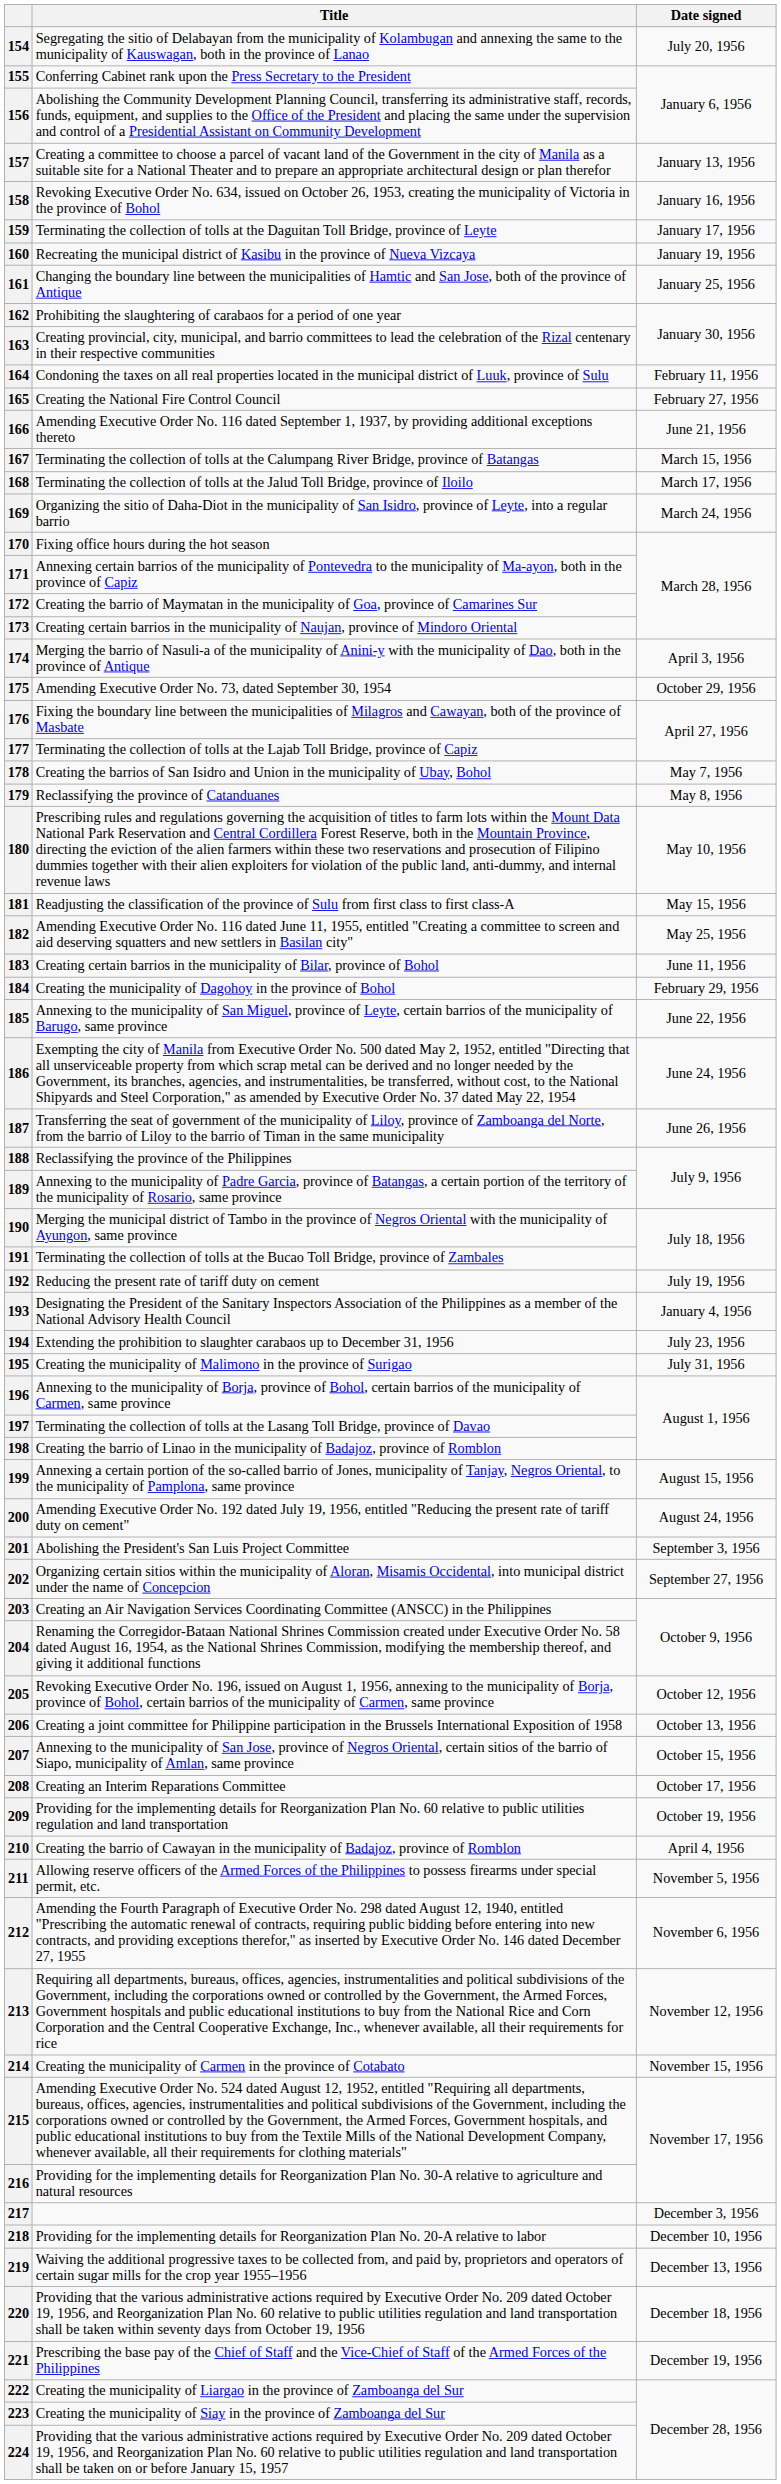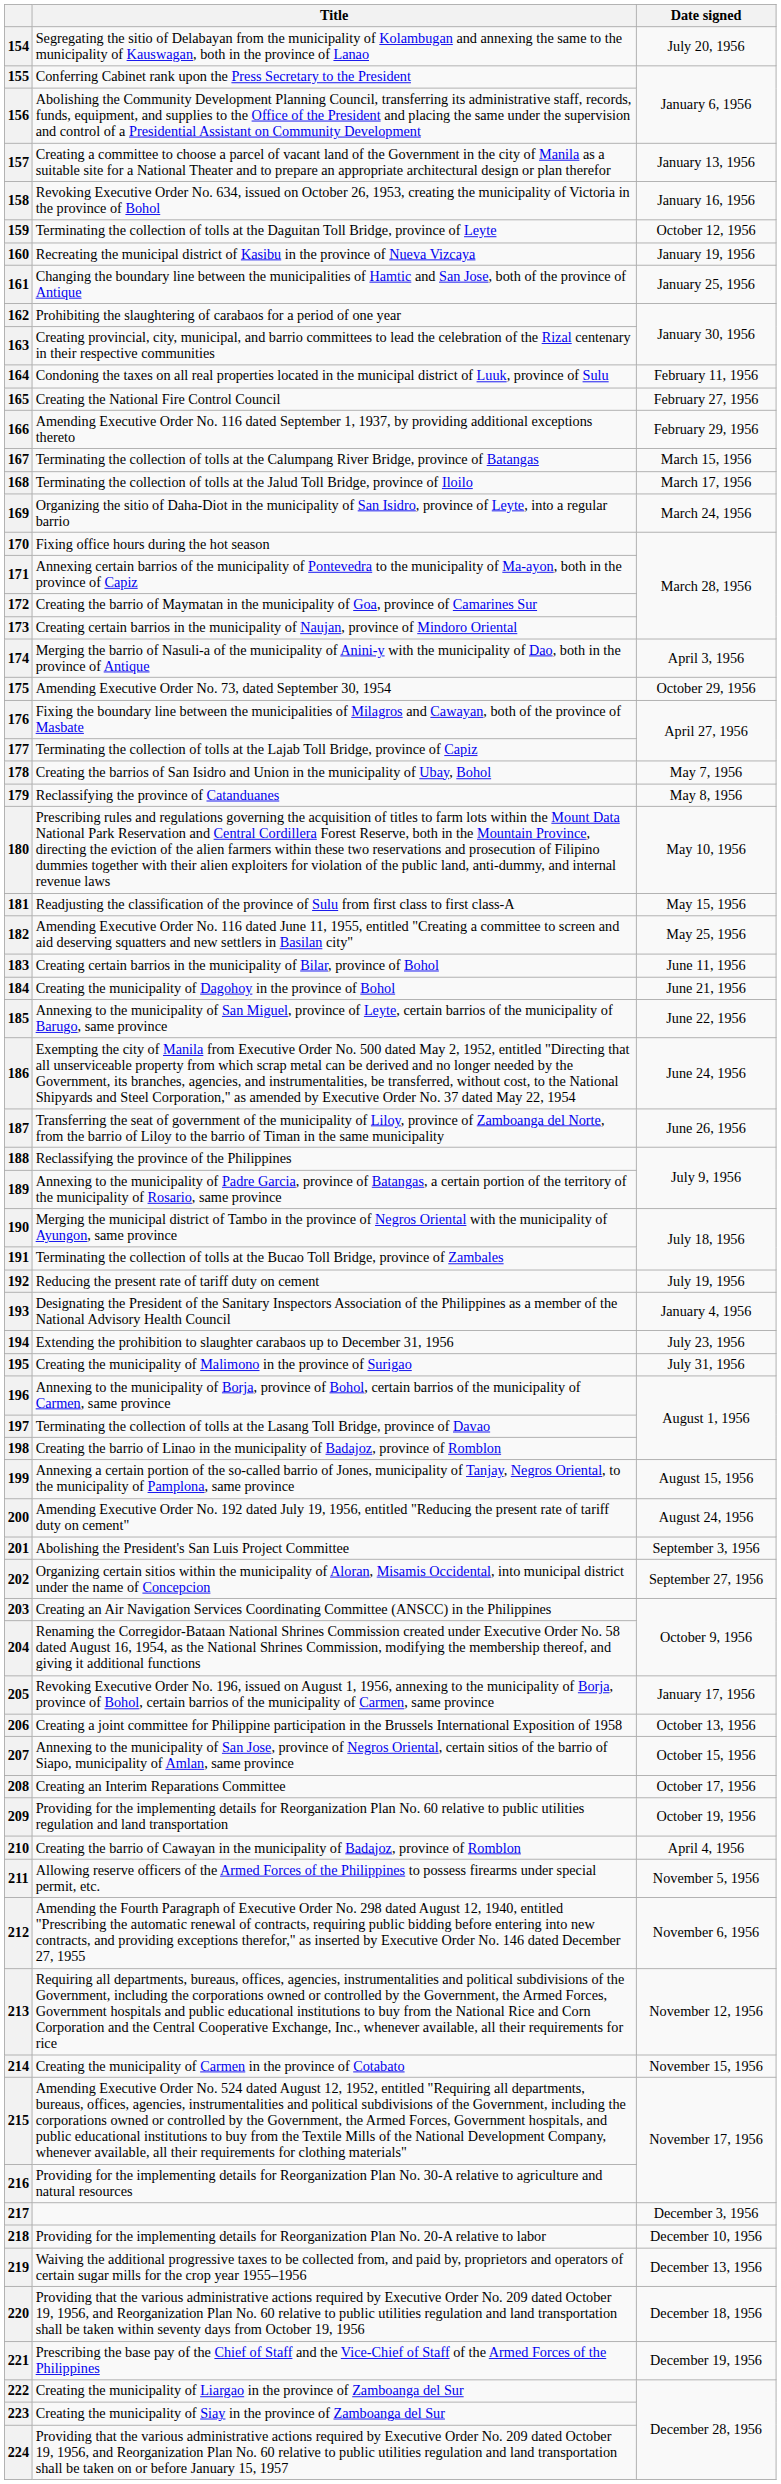(706, 231) January 17, 1956 -> (706, 231) October 12, 1956
(706, 429) June 21, 1956 -> (706, 429) February 29, 1956
(706, 988) February 29, 1956 -> (706, 988) June 21, 1956
(706, 1694) October 12, 1956 -> (706, 1694) January 17, 1956
